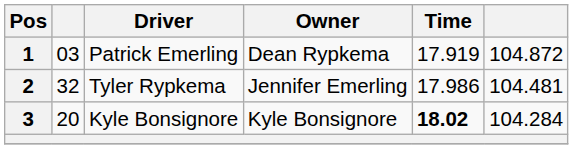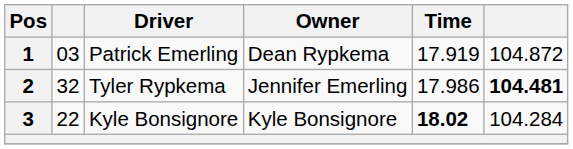(526, 86) normal -> (526, 86) bold
(68, 119) 20 -> (68, 119) 22
